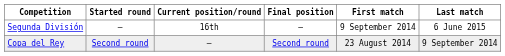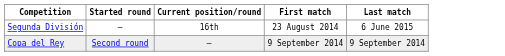- column: (301, 12)
(378, 28) 9 September 2014 -> (305, 28) 23 August 2014
(378, 43) 23 August 2014 -> (305, 43) 9 September 2014
